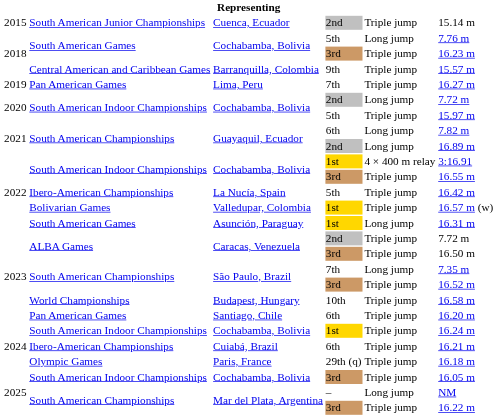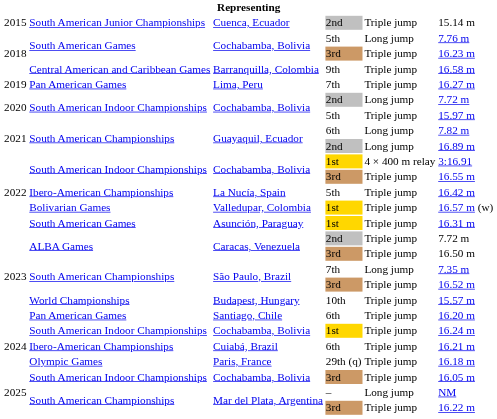(457, 69) 15.57 m -> (457, 69) 16.58 m
(389, 223) Long jump -> (391, 223) Triple jump
(457, 300) 16.58 m -> (457, 300) 15.57 m
